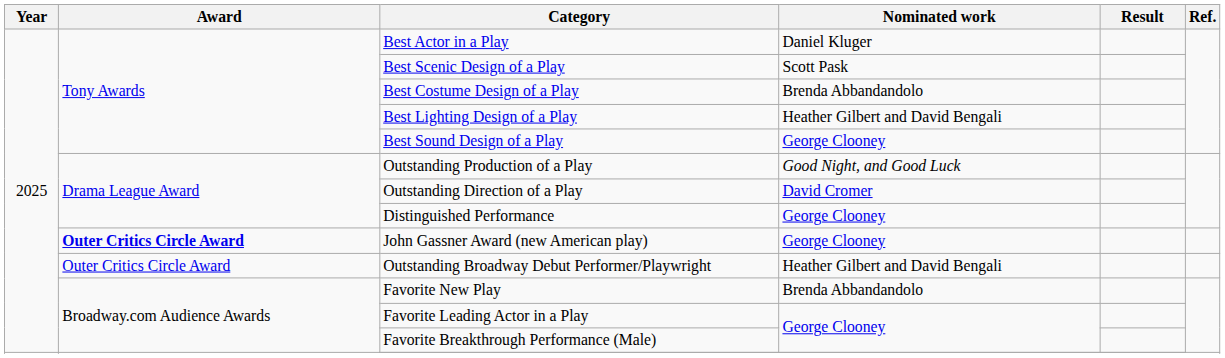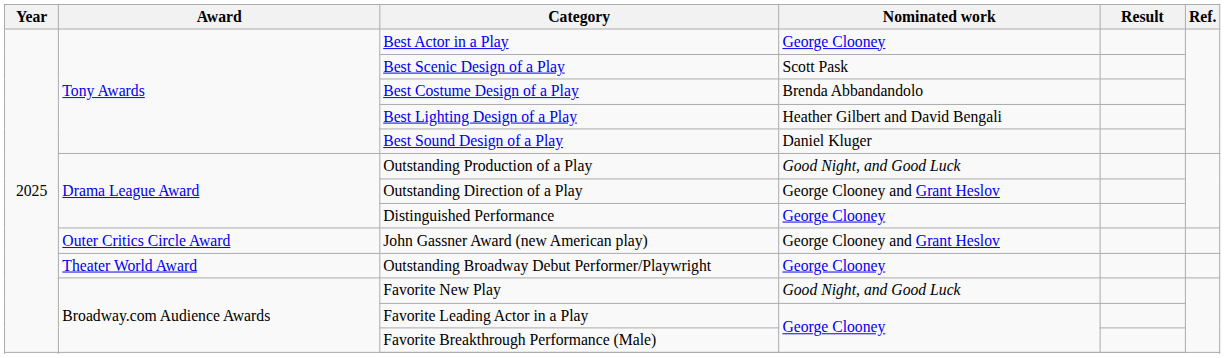(827, 41) Daniel Kluger -> (834, 41) George Clooney
(834, 141) George Clooney -> (827, 141) Daniel Kluger
(827, 191) David Cromer -> (891, 191) George Clooney and Grant Heslov
(153, 240) bold -> (146, 240) normal
(834, 240) George Clooney -> (891, 240) George Clooney and Grant Heslov
(146, 265) Outer Critics Circle Award -> (130, 265) Theater World Award
(892, 265) Heather Gilbert and David Bengali -> (834, 265) George Clooney
(853, 290) Brenda Abbandandolo -> (871, 290) Good Night, and Good Luck
